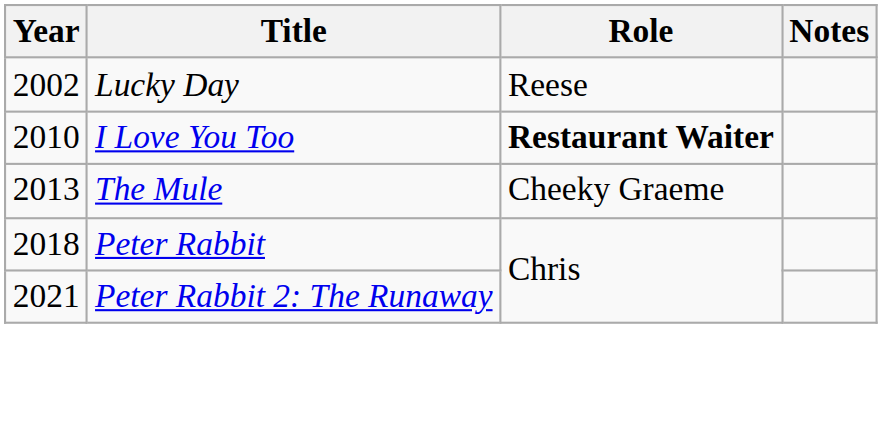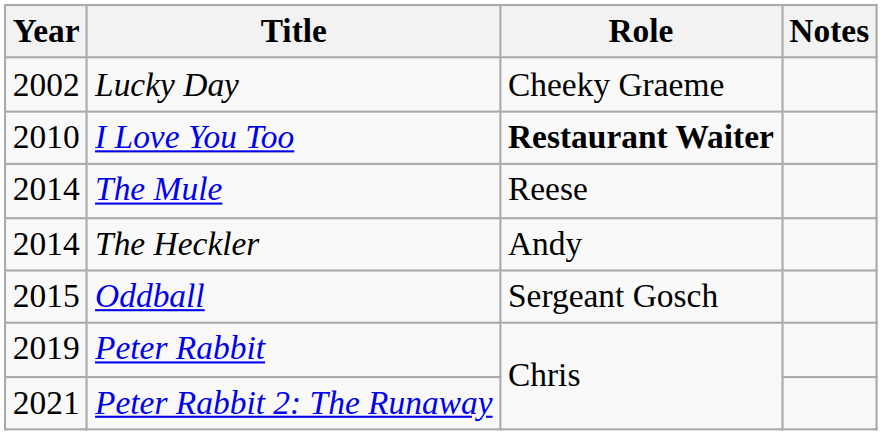(548, 84) Reese -> (616, 84) Cheeky Graeme
(46, 190) 2013 -> (46, 190) 2014
(616, 190) Cheeky Graeme -> (548, 190) Reese
+ row: (177, 243)
+ row: (150, 296)
(46, 243) 2018 -> (46, 349) 2019
